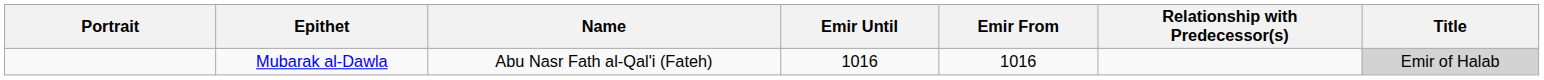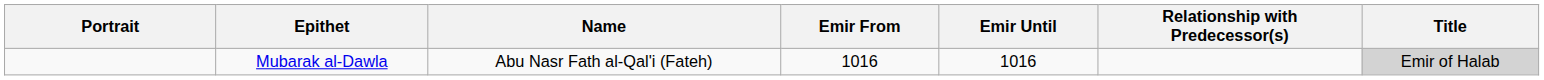columns swapped: (1018, 26) <-> (860, 26)
